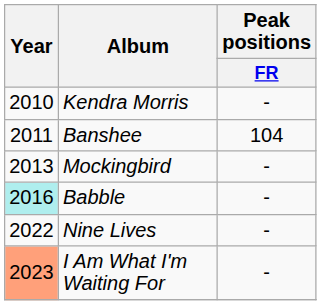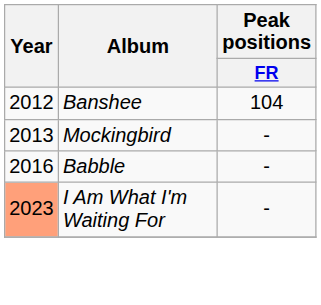- row: (126, 103)
(31, 134) 2011 -> (31, 103) 2012
(31, 198) paleturquoise background -> (31, 166) no background
- row: (110, 229)
